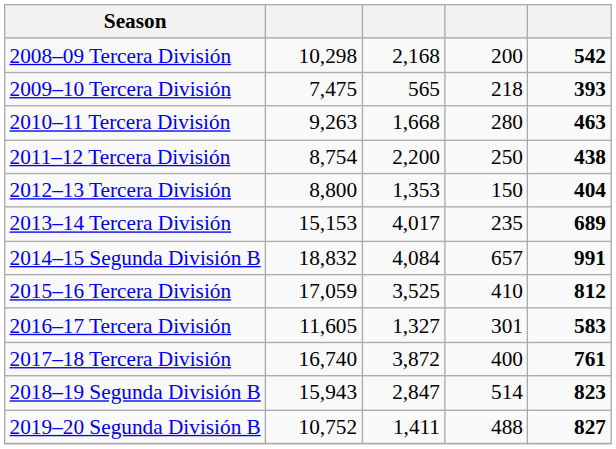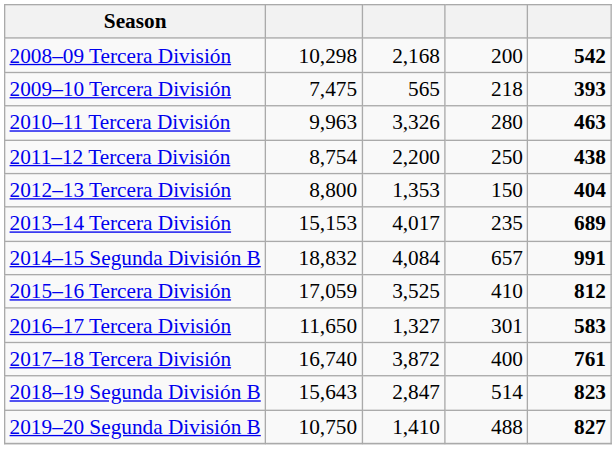(333, 122) 9,263 -> (333, 122) 9,963
(416, 122) 1,668 -> (416, 122) 3,326
(328, 325) 11,605 -> (328, 325) 11,650
(328, 392) 15,943 -> (328, 392) 15,643
(328, 426) 10,752 -> (328, 426) 10,750
(416, 426) 1,411 -> (416, 426) 1,410
